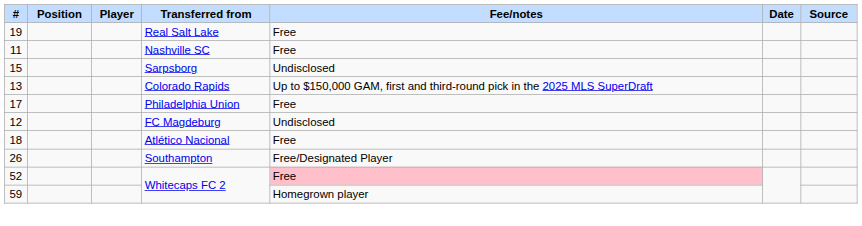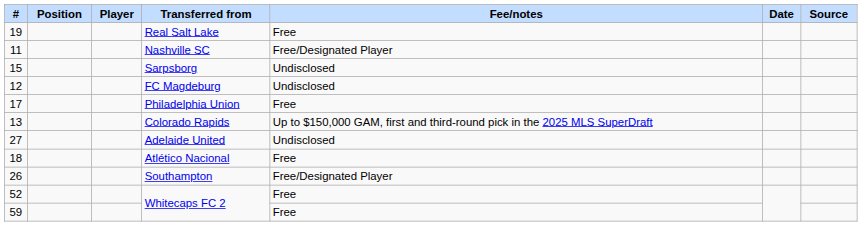(284, 50) Free -> (333, 50) Free/Designated Player
rows swapped: (16, 122) <-> (16, 86)
+ row: (16, 140)
(284, 176) pink background -> (284, 194) no background
(321, 194) Homegrown player -> (284, 212) Free
